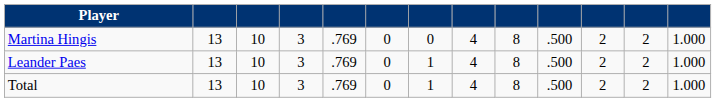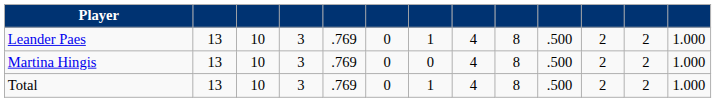rows swapped: (52, 39) <-> (47, 62)
